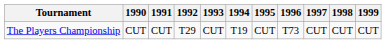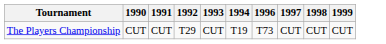- column: (265, 13)
